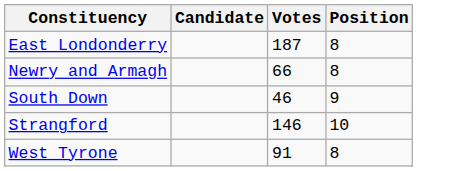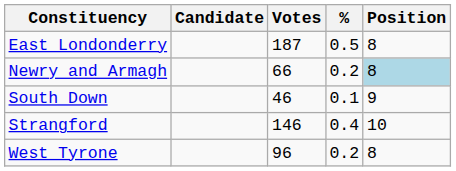+ column: (344, 18)
(334, 72) no background -> (372, 72) lightblue background
(282, 153) 91 -> (282, 153) 96
